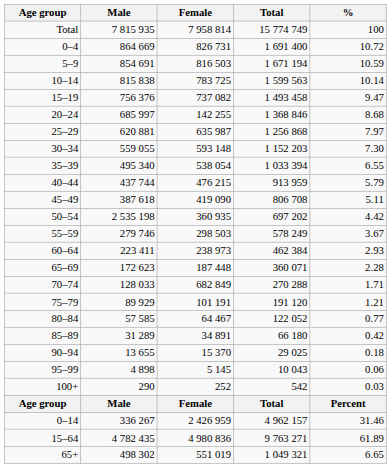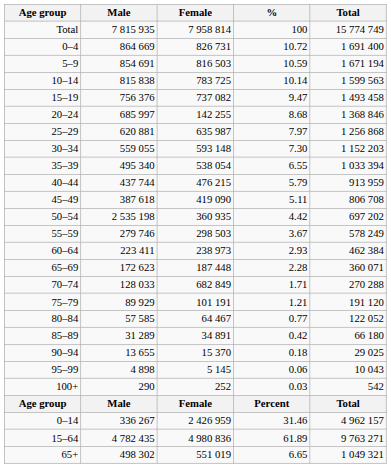columns swapped: (272, 13) <-> (348, 13)
